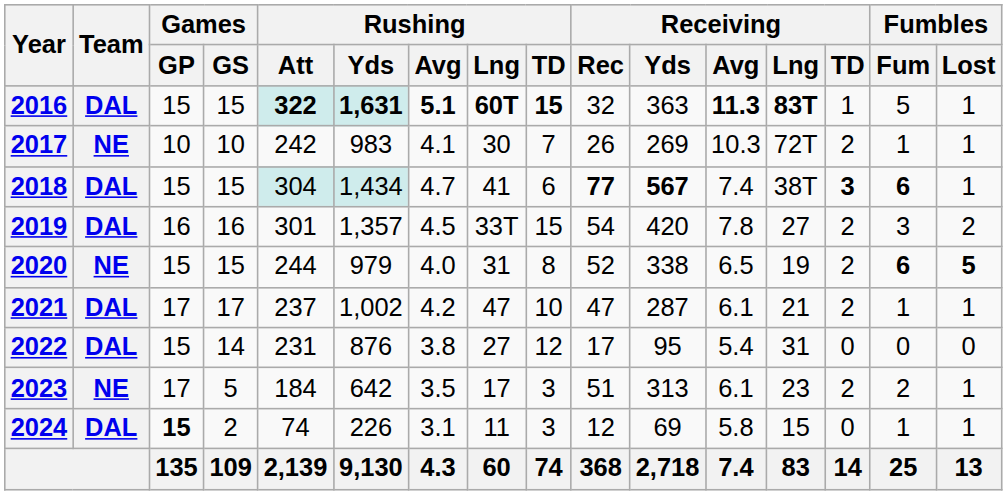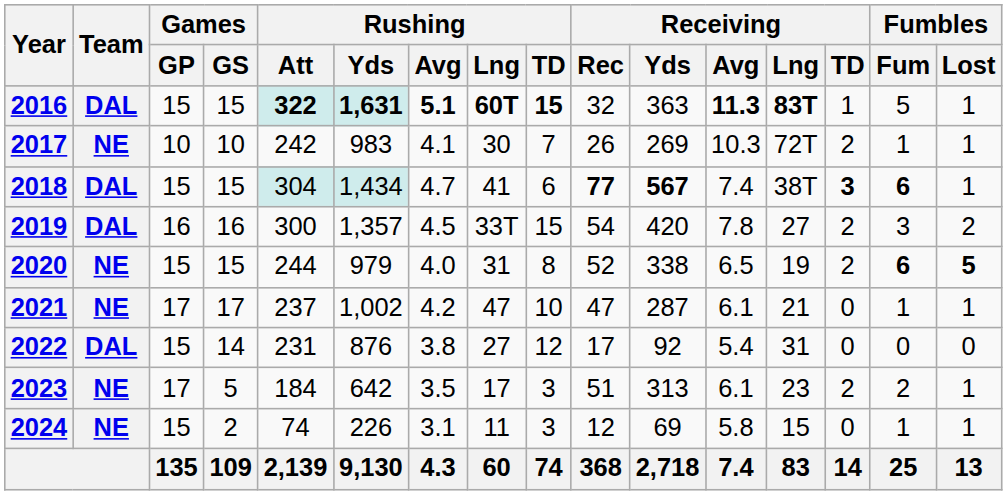(295, 226) 301 -> (295, 226) 300
(111, 307) DAL -> (111, 307) NE
(848, 307) 2 -> (848, 307) 0
(668, 347) 95 -> (668, 347) 92
(111, 428) DAL -> (111, 428) NE
(177, 428) bold -> (177, 428) normal
